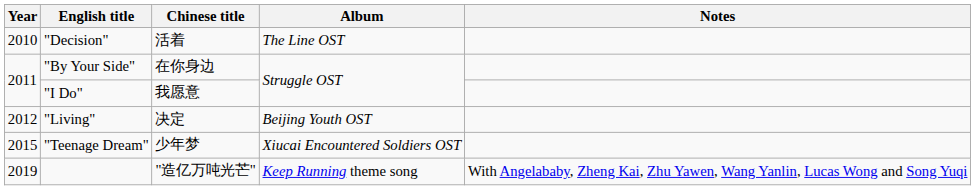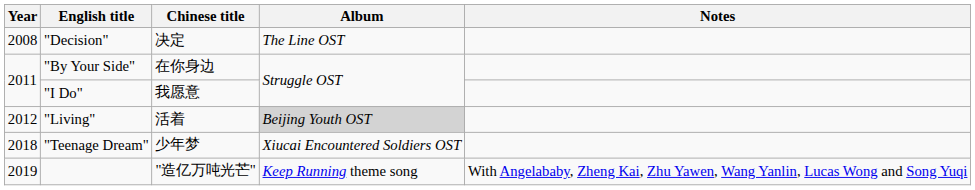(23, 40) 2010 -> (23, 40) 2008
(170, 40) 活着 -> (170, 40) 决定
(170, 118) 决定 -> (170, 118) 活着
(317, 119) no background -> (317, 119) lightgrey background
(23, 145) 2015 -> (23, 145) 2018
